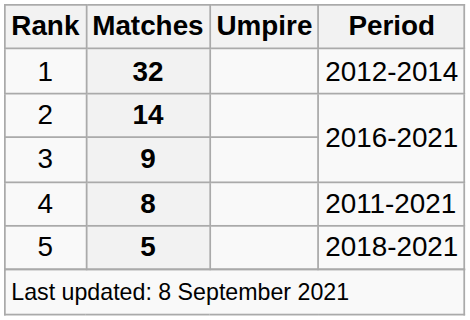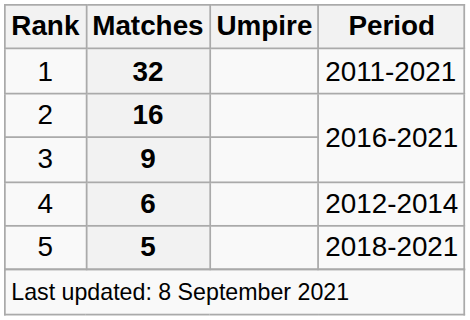(392, 70) 2012-2014 -> (391, 70) 2011-2021
(148, 114) 14 -> (148, 114) 16
(148, 203) 8 -> (148, 203) 6
(391, 203) 2011-2021 -> (392, 203) 2012-2014
